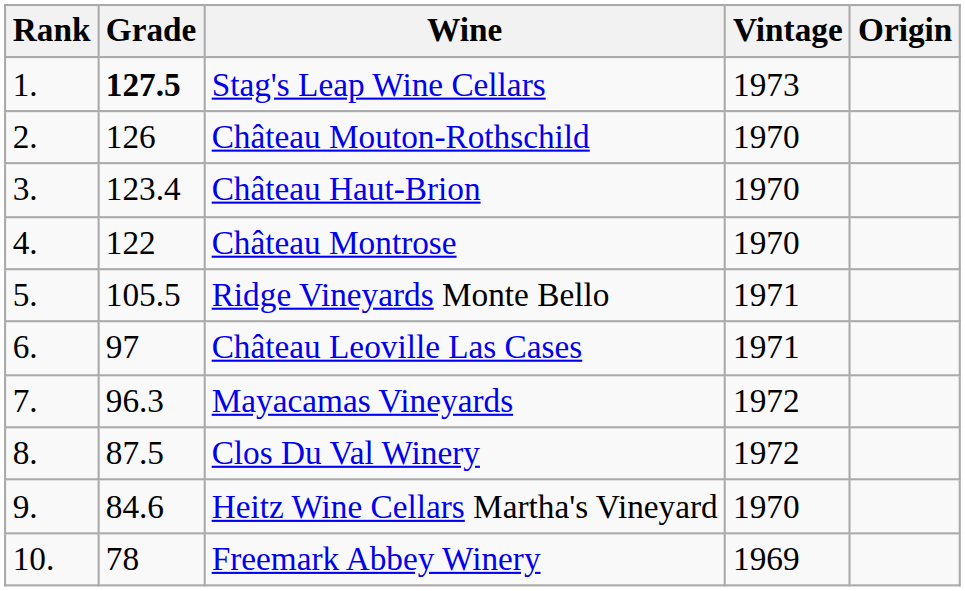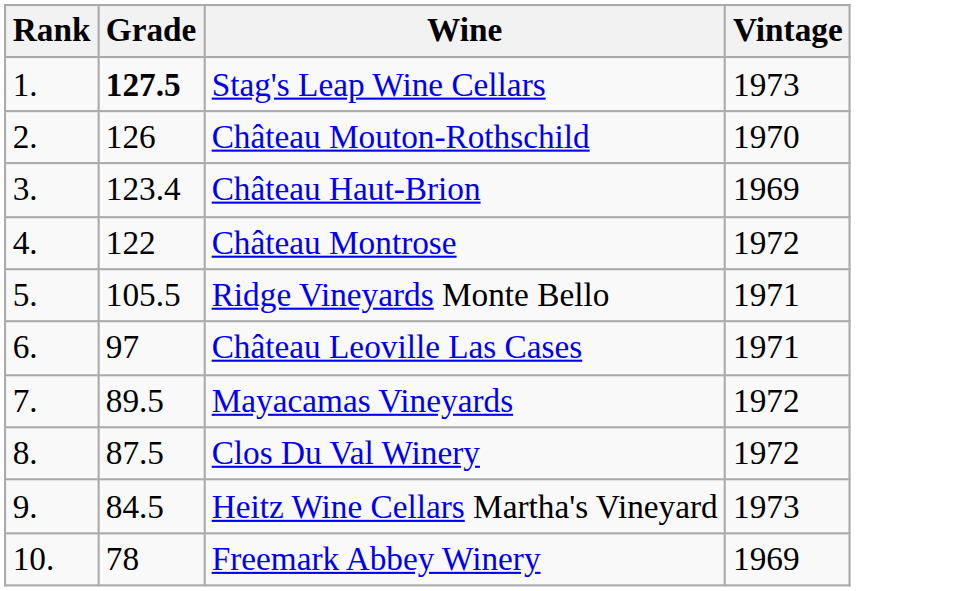- column: (905, 30)
(766, 189) 1970 -> (766, 189) 1969
(766, 242) 1970 -> (766, 242) 1972
(135, 400) 96.3 -> (135, 400) 89.5
(135, 505) 84.6 -> (135, 505) 84.5
(766, 505) 1970 -> (766, 505) 1973
